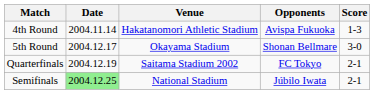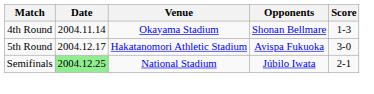(190, 30) Hakatanomori Athletic Stadium -> (179, 30) Okayama Stadium
(300, 30) Avispa Fukuoka -> (289, 30) Shonan Bellmare
(190, 47) Okayama Stadium -> (179, 47) Hakatanomori Athletic Stadium
(300, 47) Shonan Bellmare -> (289, 47) Avispa Fukuoka
- row: (35, 64)
